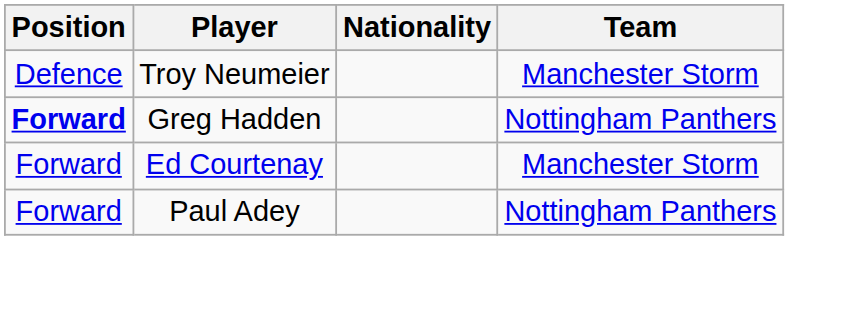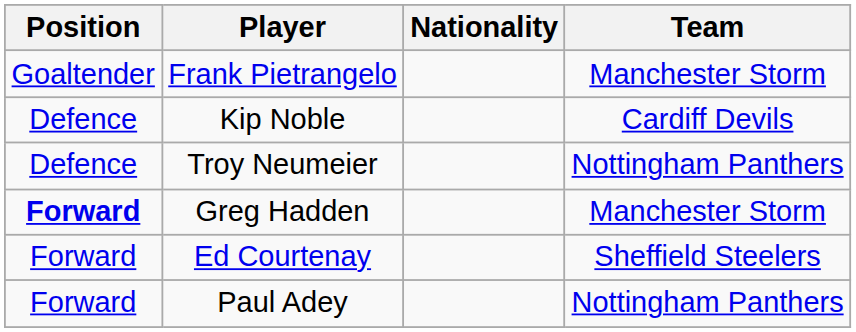+ row: (283, 73)
+ row: (283, 119)
(640, 73) Manchester Storm -> (708, 165) Nottingham Panthers
(640, 119) Nottingham Panthers -> (708, 211) Manchester Storm
(640, 165) Manchester Storm -> (708, 257) Sheffield Steelers
